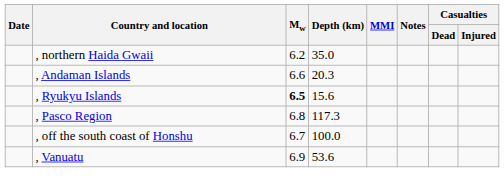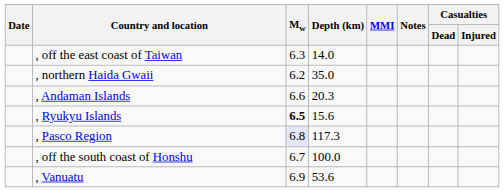+ row: (109, 55)
(297, 116) no background -> (297, 136) lavender background
